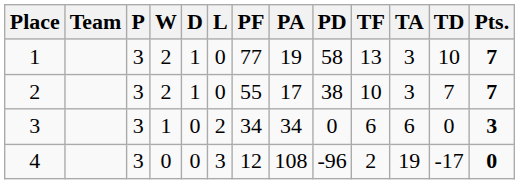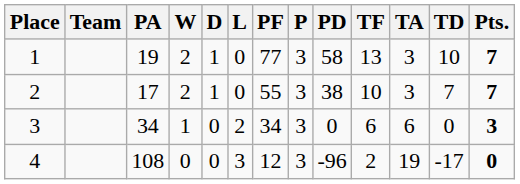columns swapped: (138, 21) <-> (291, 21)
